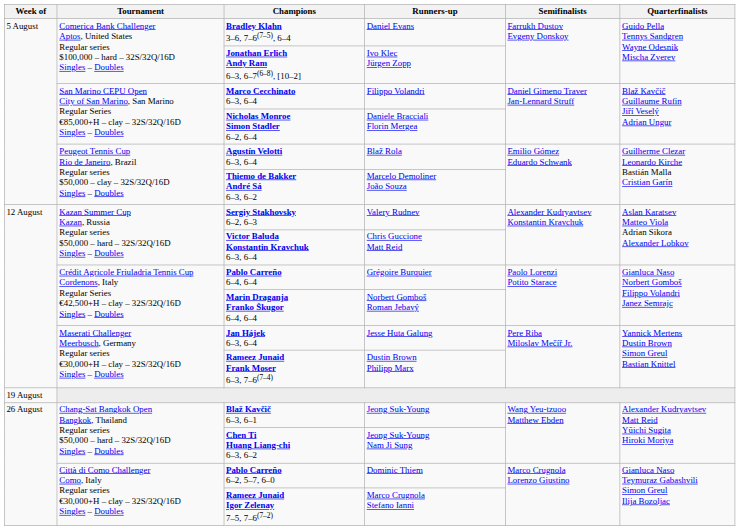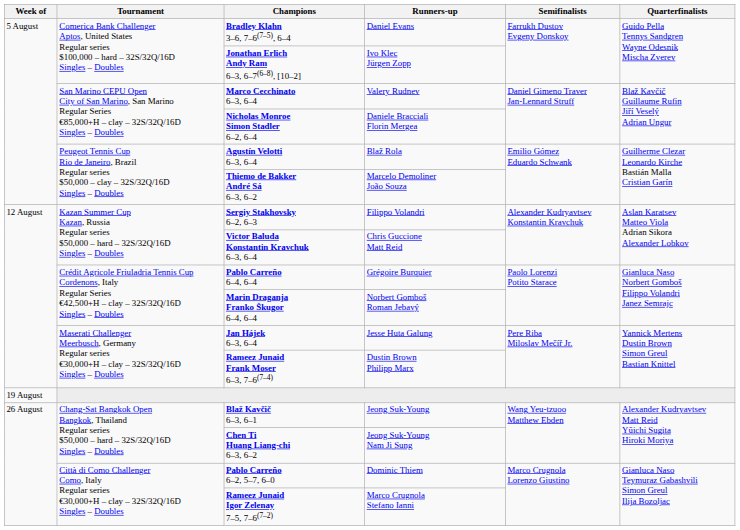(396, 90) Filippo Volandri -> (393, 90) Valery Rudnev
(393, 211) Valery Rudnev -> (396, 211) Filippo Volandri
